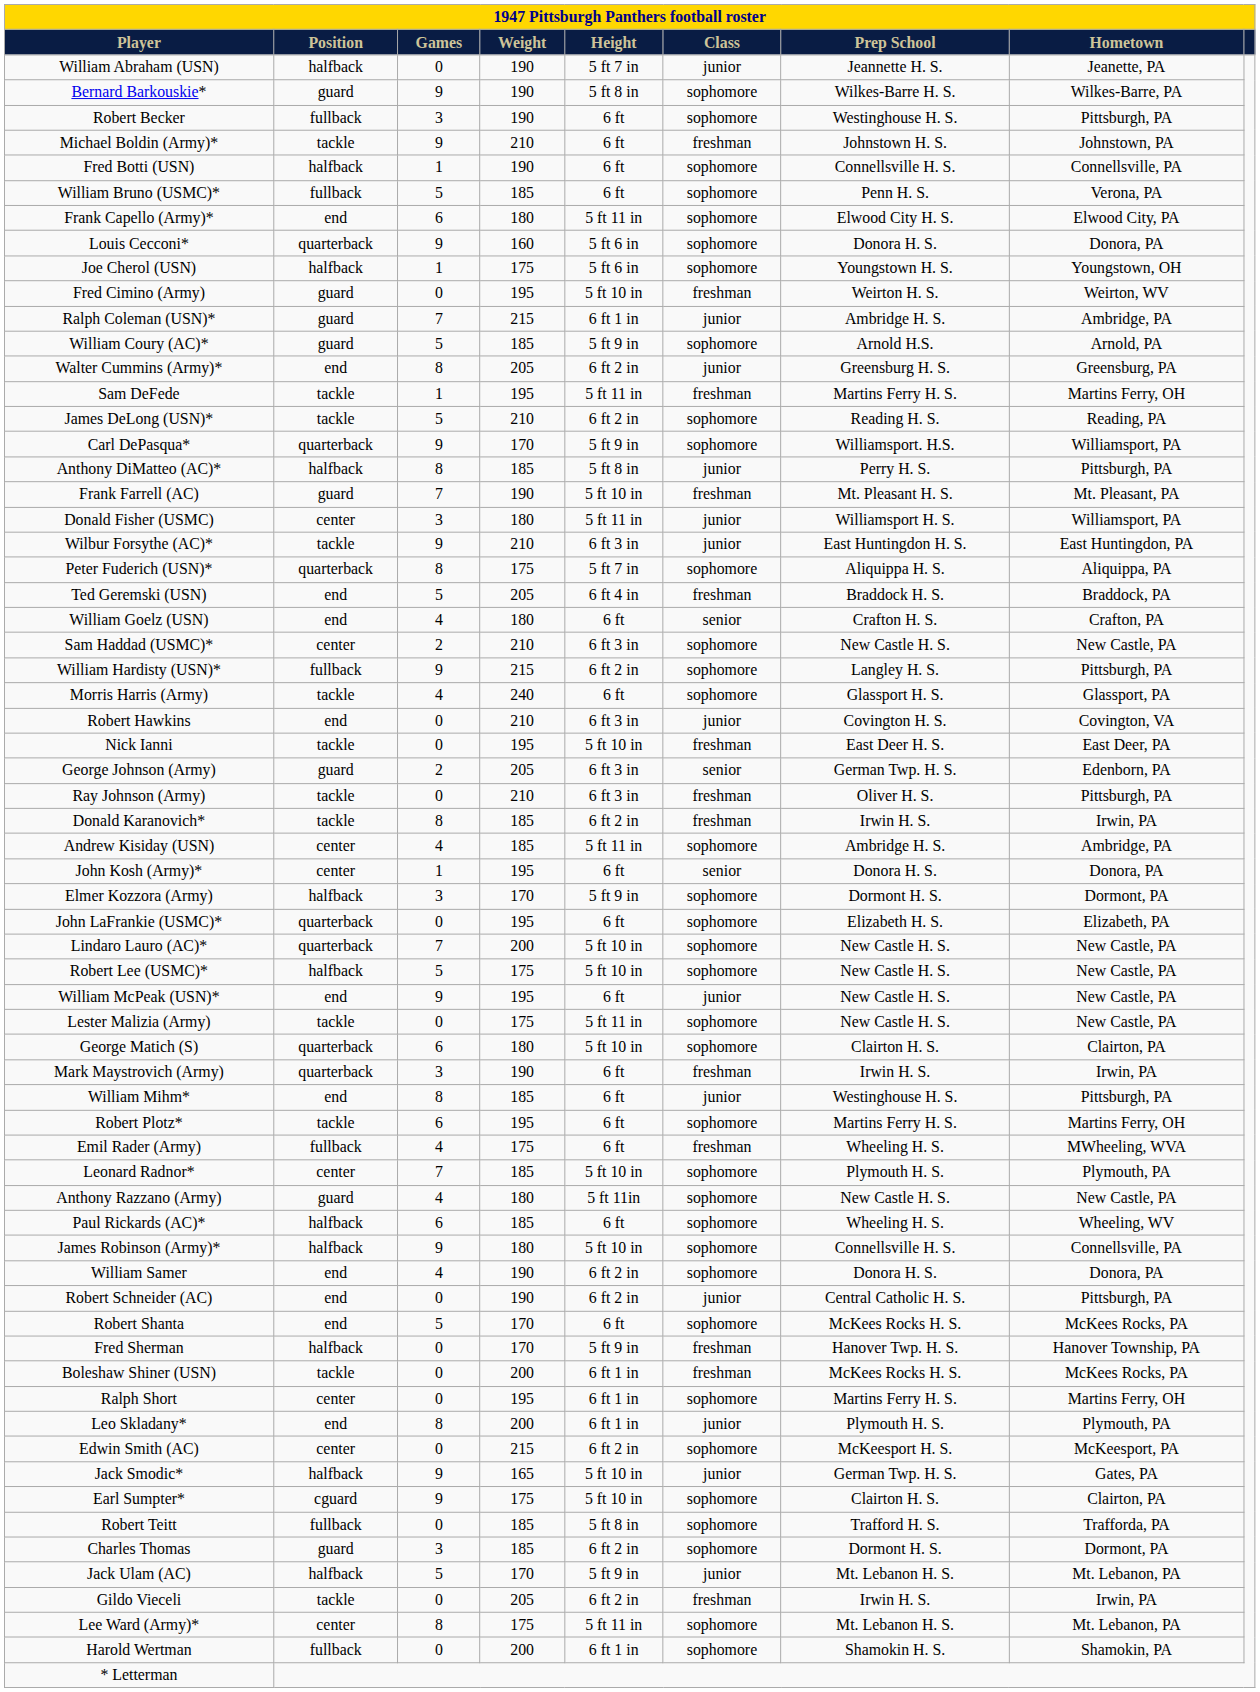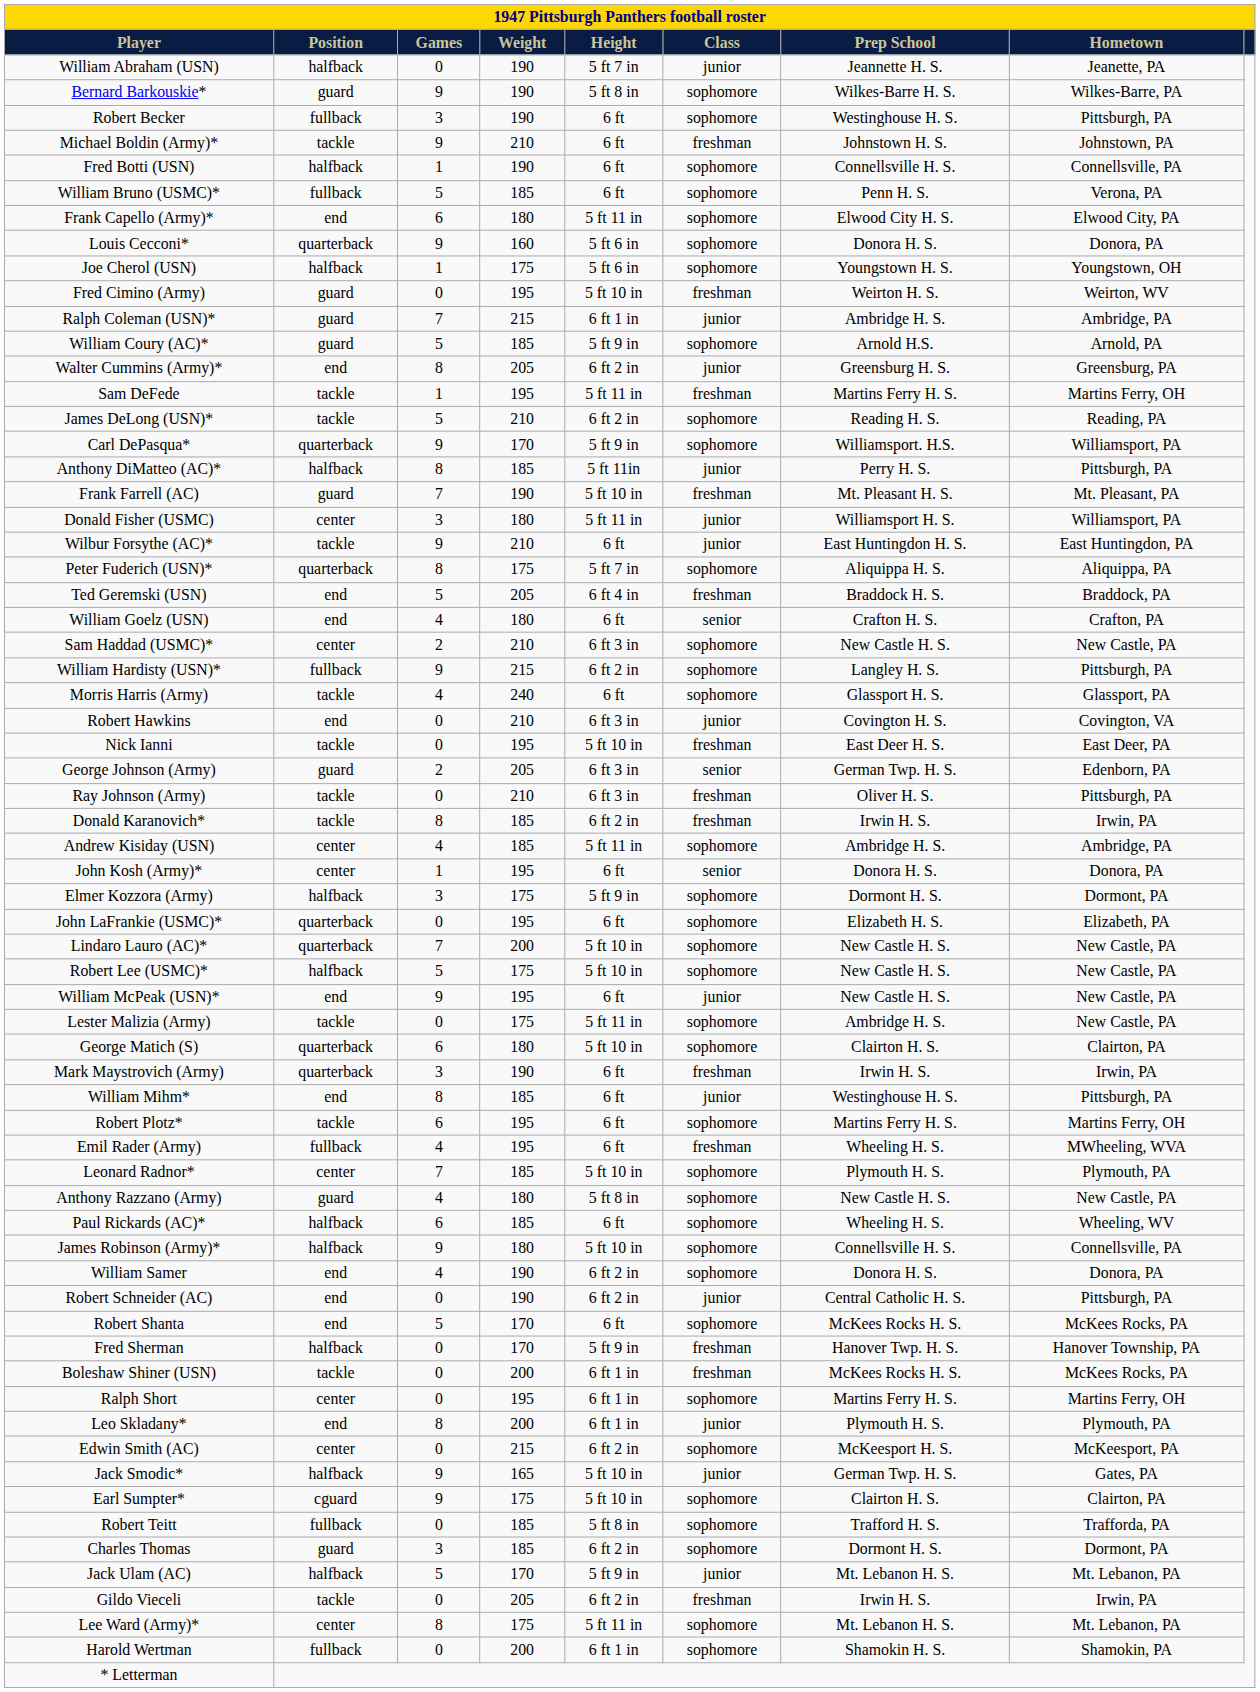(614, 469) 5 ft 8 in -> (614, 469) 5 ft 11in
(614, 544) 6 ft 3 in -> (614, 544) 6 ft
(522, 896) 170 -> (522, 896) 175
(895, 1021) New Castle H. S. -> (895, 1021) Ambridge H. S.
(522, 1147) 175 -> (522, 1147) 195
(614, 1197) 5 ft 11in -> (614, 1197) 5 ft 8 in
